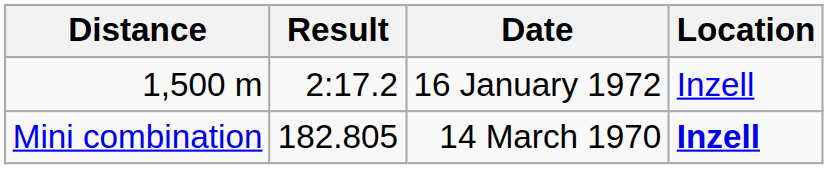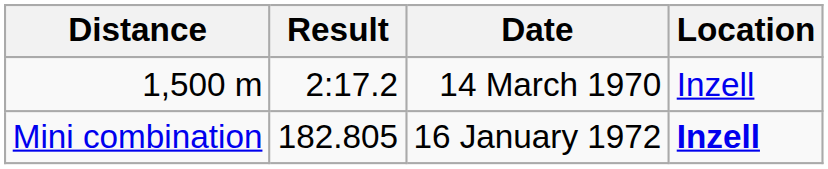(537, 83) 16 January 1972 -> (550, 83) 14 March 1970
(550, 136) 14 March 1970 -> (537, 136) 16 January 1972
